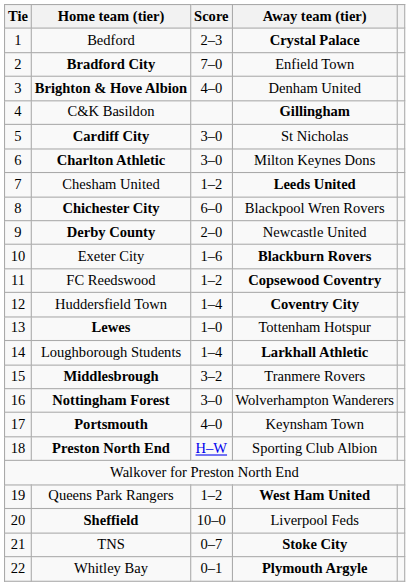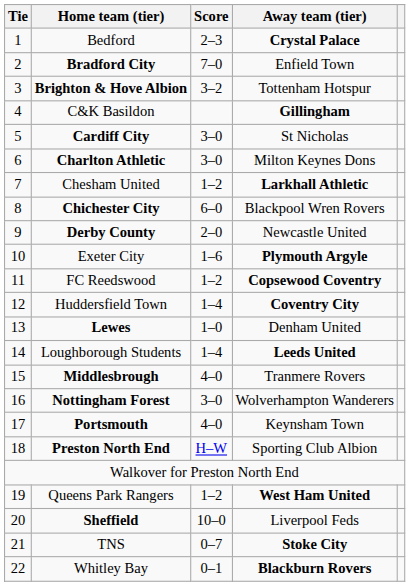(211, 88) 4–0 -> (211, 88) 3–2
(315, 88) Denham United -> (315, 88) Tottenham Hotspur
(315, 184) Leeds United -> (315, 184) Larkhall Athletic
(315, 256) Blackburn Rovers -> (315, 256) Plymouth Argyle
(315, 328) Tottenham Hotspur -> (315, 328) Denham United
(315, 352) Larkhall Athletic -> (315, 352) Leeds United
(211, 376) 3–2 -> (211, 376) 4–0
(315, 568) Plymouth Argyle -> (315, 568) Blackburn Rovers
